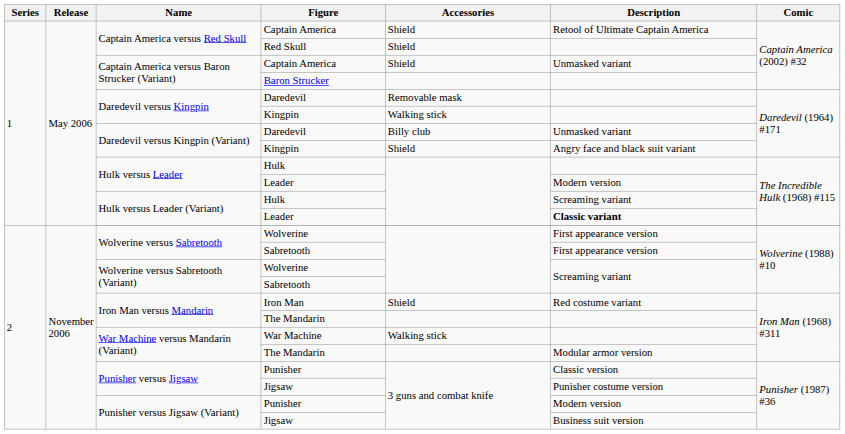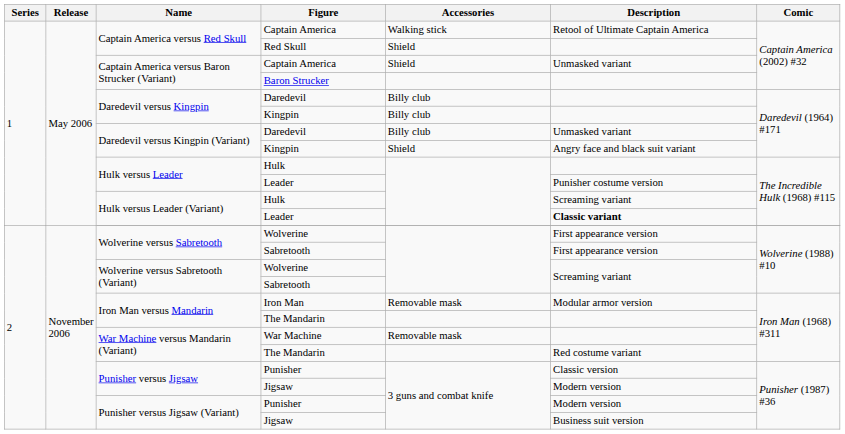(401, 30) Shield -> (417, 30) Walking stick
(425, 98) Removable mask -> (409, 98) Billy club
(417, 115) Walking stick -> (409, 115) Billy club
(587, 183) Modern version -> (608, 183) Punisher costume version
(401, 302) Shield -> (425, 302) Removable mask
(597, 302) Red costume variant -> (603, 302) Modular armor version
(417, 336) Walking stick -> (425, 336) Removable mask
(603, 353) Modular armor version -> (597, 353) Red costume variant
(608, 387) Punisher costume version -> (587, 387) Modern version
